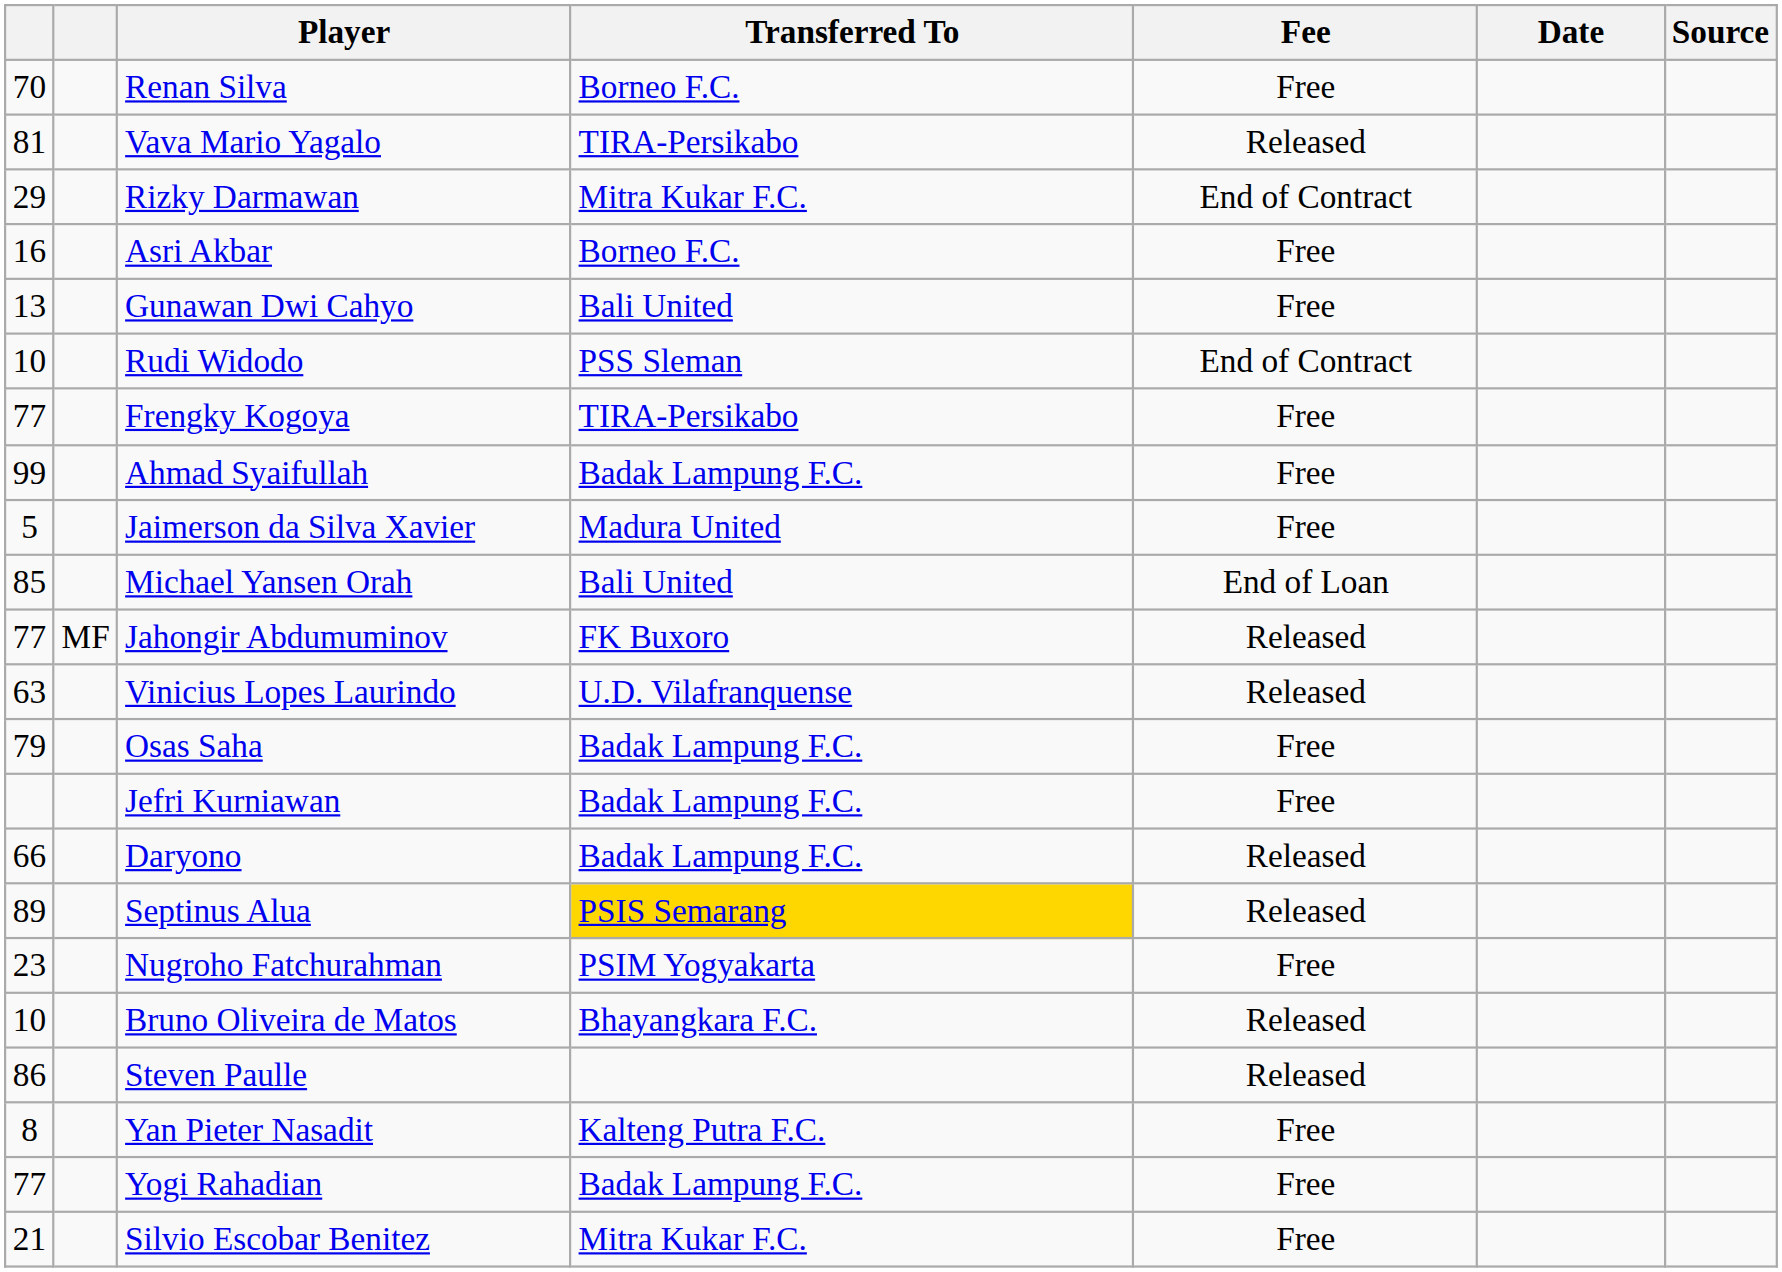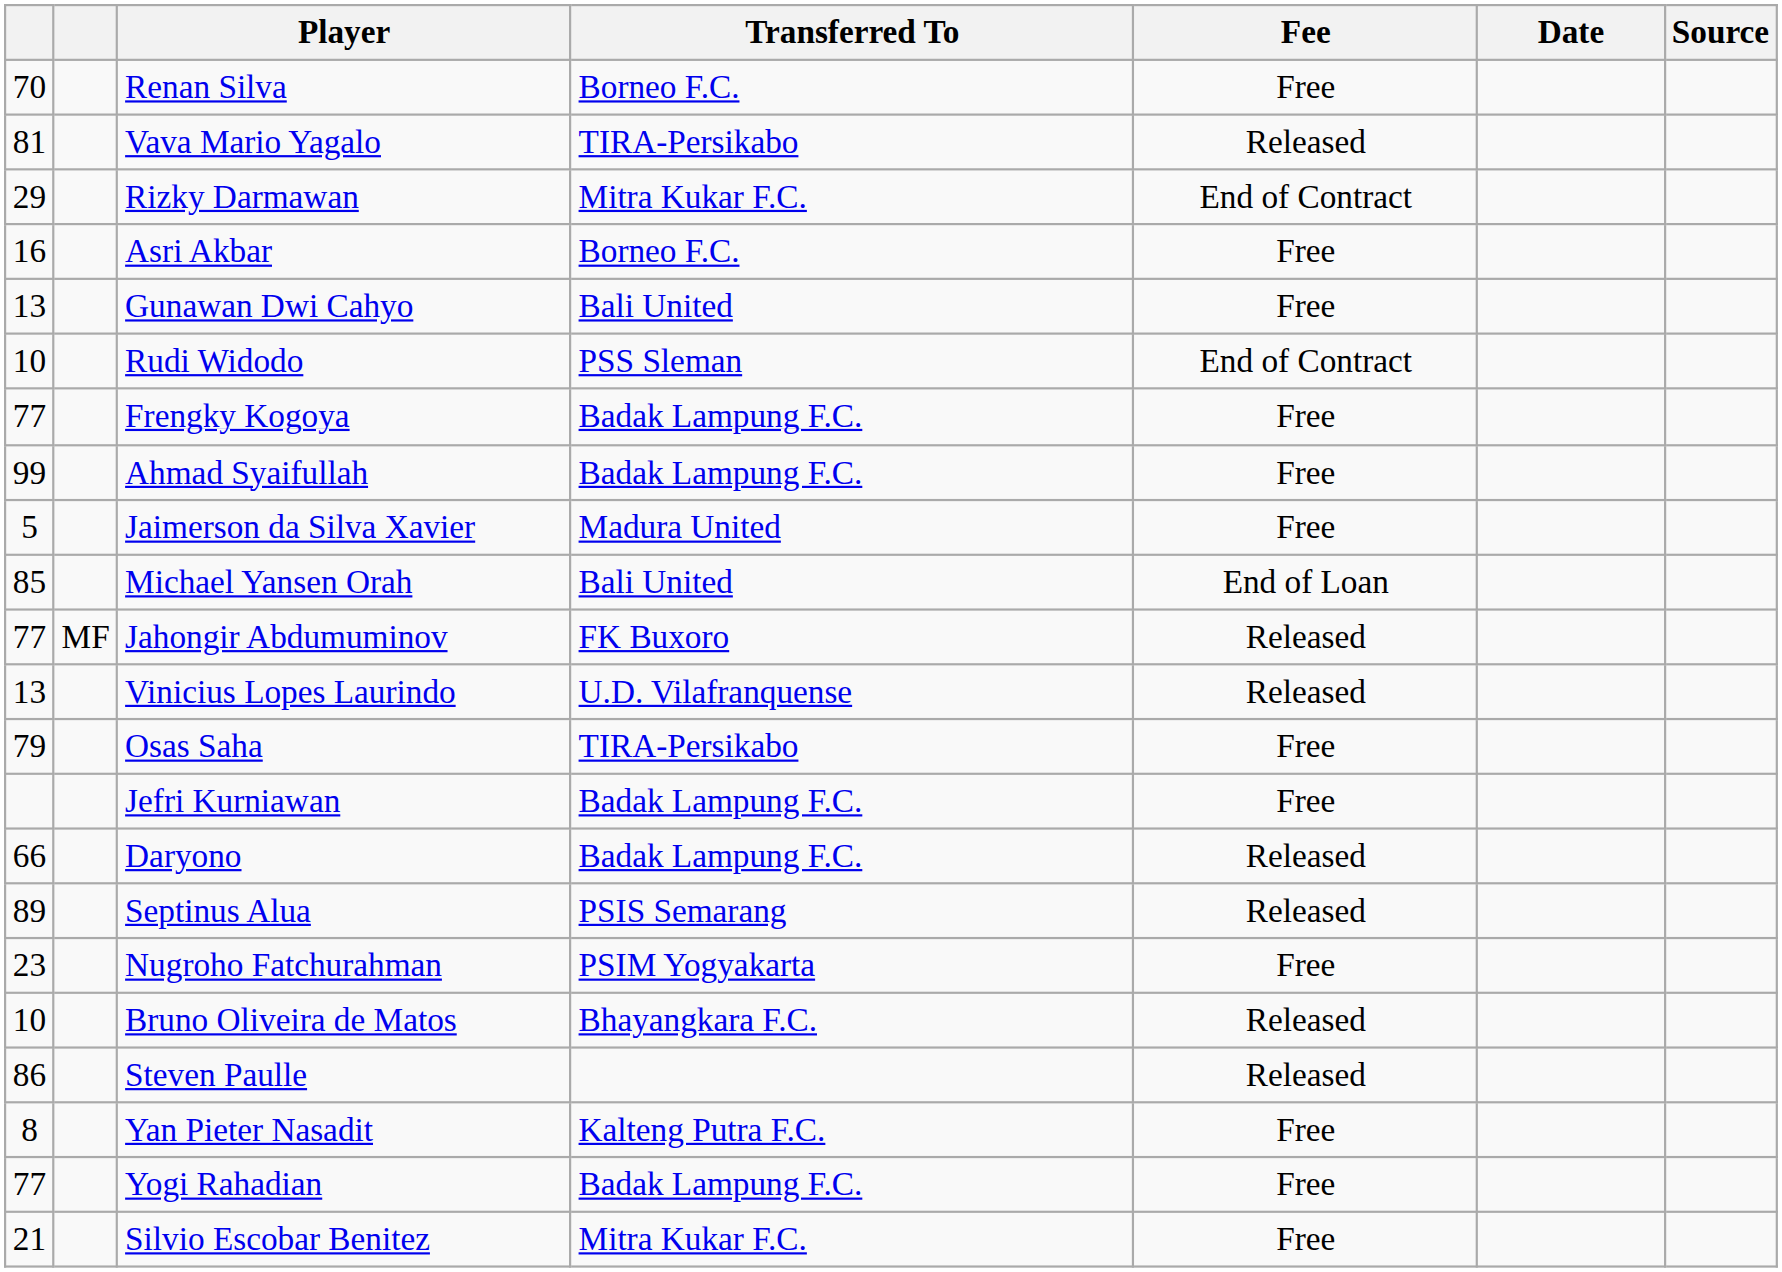(688, 416) TIRA-Persikabo -> (720, 416) Badak Lampung F.C.
(29, 690) 63 -> (29, 690) 13
(720, 745) Badak Lampung F.C. -> (688, 745) TIRA-Persikabo
(683, 910) gold background -> (683, 910) no background
